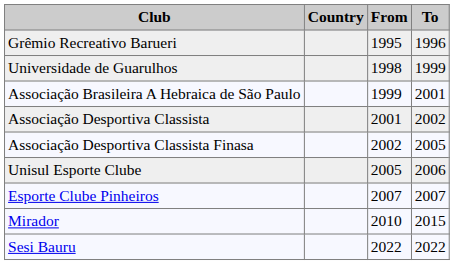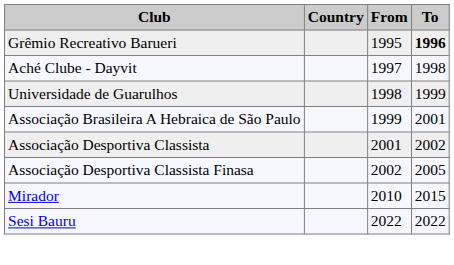(430, 42) normal -> (430, 42) bold
+ row: (72, 68)
- row: (75, 170)
- row: (83, 195)
